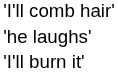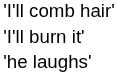rows swapped: (44, 62) <-> (47, 36)
